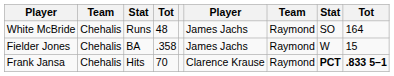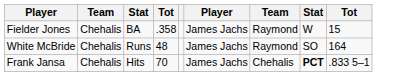rows swapped: (38, 46) <-> (41, 29)
(225, 63) Clarence Krause -> (217, 63) James Jachs
(292, 63) Raymond -> (273, 63) Chehalis
(366, 63) bold -> (349, 63) normal
